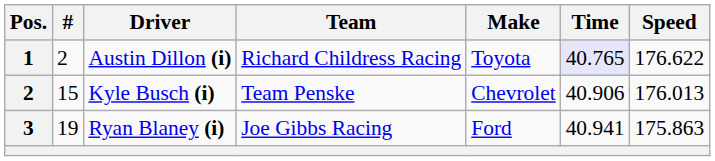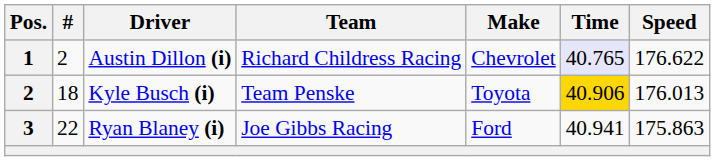(501, 57) Toyota -> (513, 57) Chevrolet
(68, 93) 15 -> (68, 93) 18
(513, 93) Chevrolet -> (501, 93) Toyota
(595, 93) no background -> (595, 93) gold background
(68, 128) 19 -> (68, 128) 22
